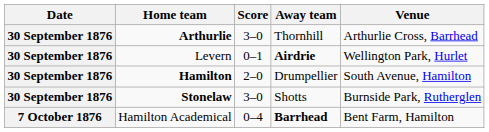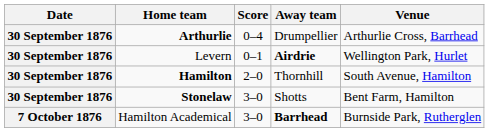(253, 35) 3–0 -> (253, 35) 0–4
(299, 35) Thornhill -> (306, 35) Drumpellier
(306, 76) Drumpellier -> (299, 76) Thornhill
(412, 96) Burnside Park, Rutherglen -> (399, 96) Bent Farm, Hamilton
(253, 117) 0–4 -> (253, 117) 3–0
(399, 117) Bent Farm, Hamilton -> (412, 117) Burnside Park, Rutherglen
